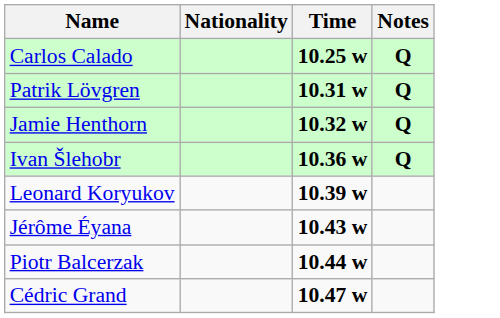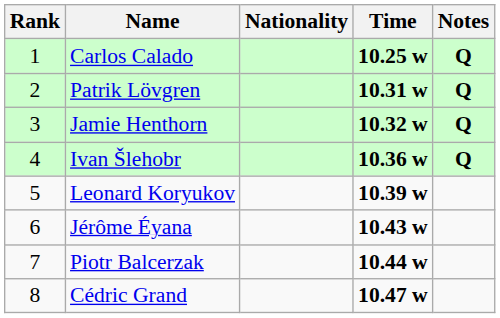+ column: (35, 21)
